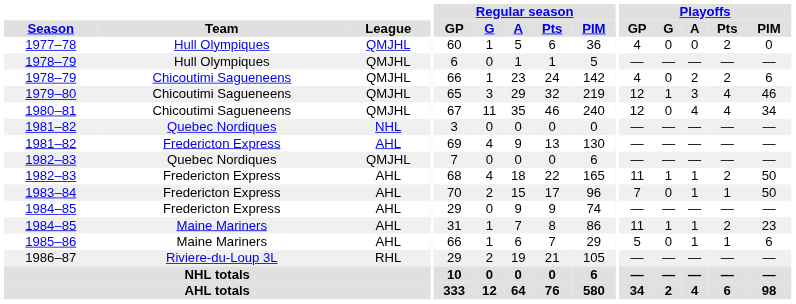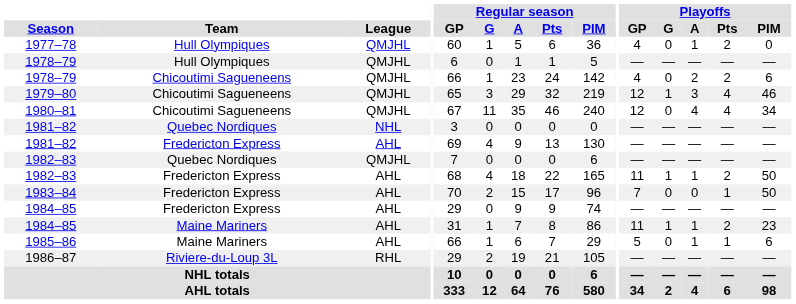(695, 45) 0 -> (695, 45) 1
(695, 192) 1 -> (695, 192) 0
